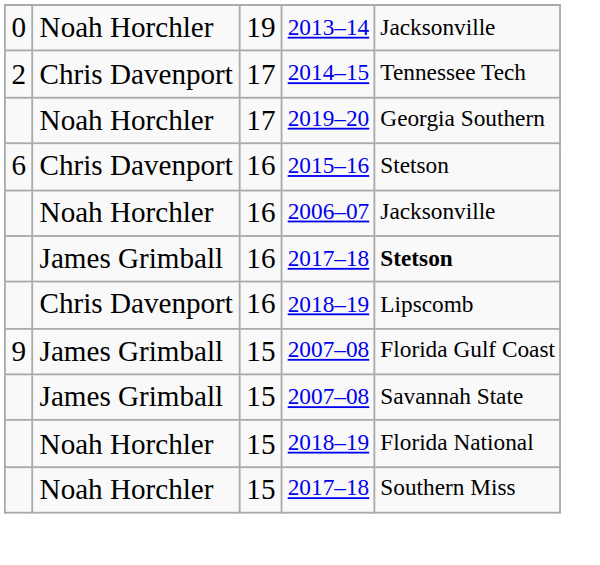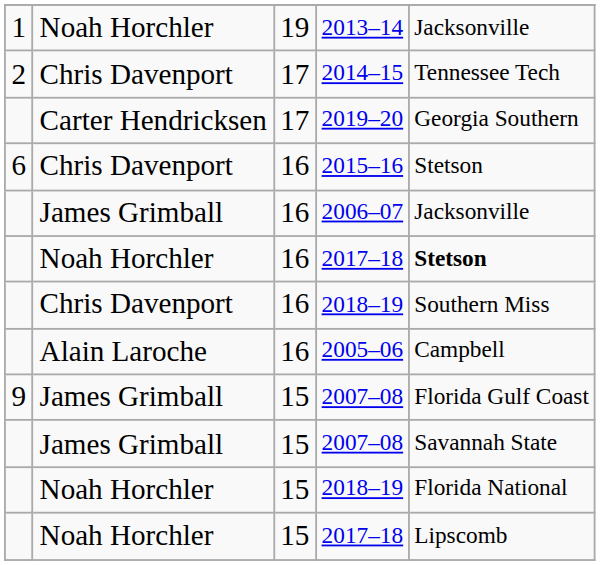(19, 27) 0 -> (19, 27) 1
(127, 119) Noah Horchler -> (153, 119) Carter Hendricksen
(127, 212) Noah Horchler -> (131, 212) James Grimball
(131, 258) James Grimball -> (127, 258) Noah Horchler
(427, 304) Lipscomb -> (482, 304) Southern Miss
+ row: (295, 350)
(448, 489) Southern Miss -> (461, 535) Lipscomb
